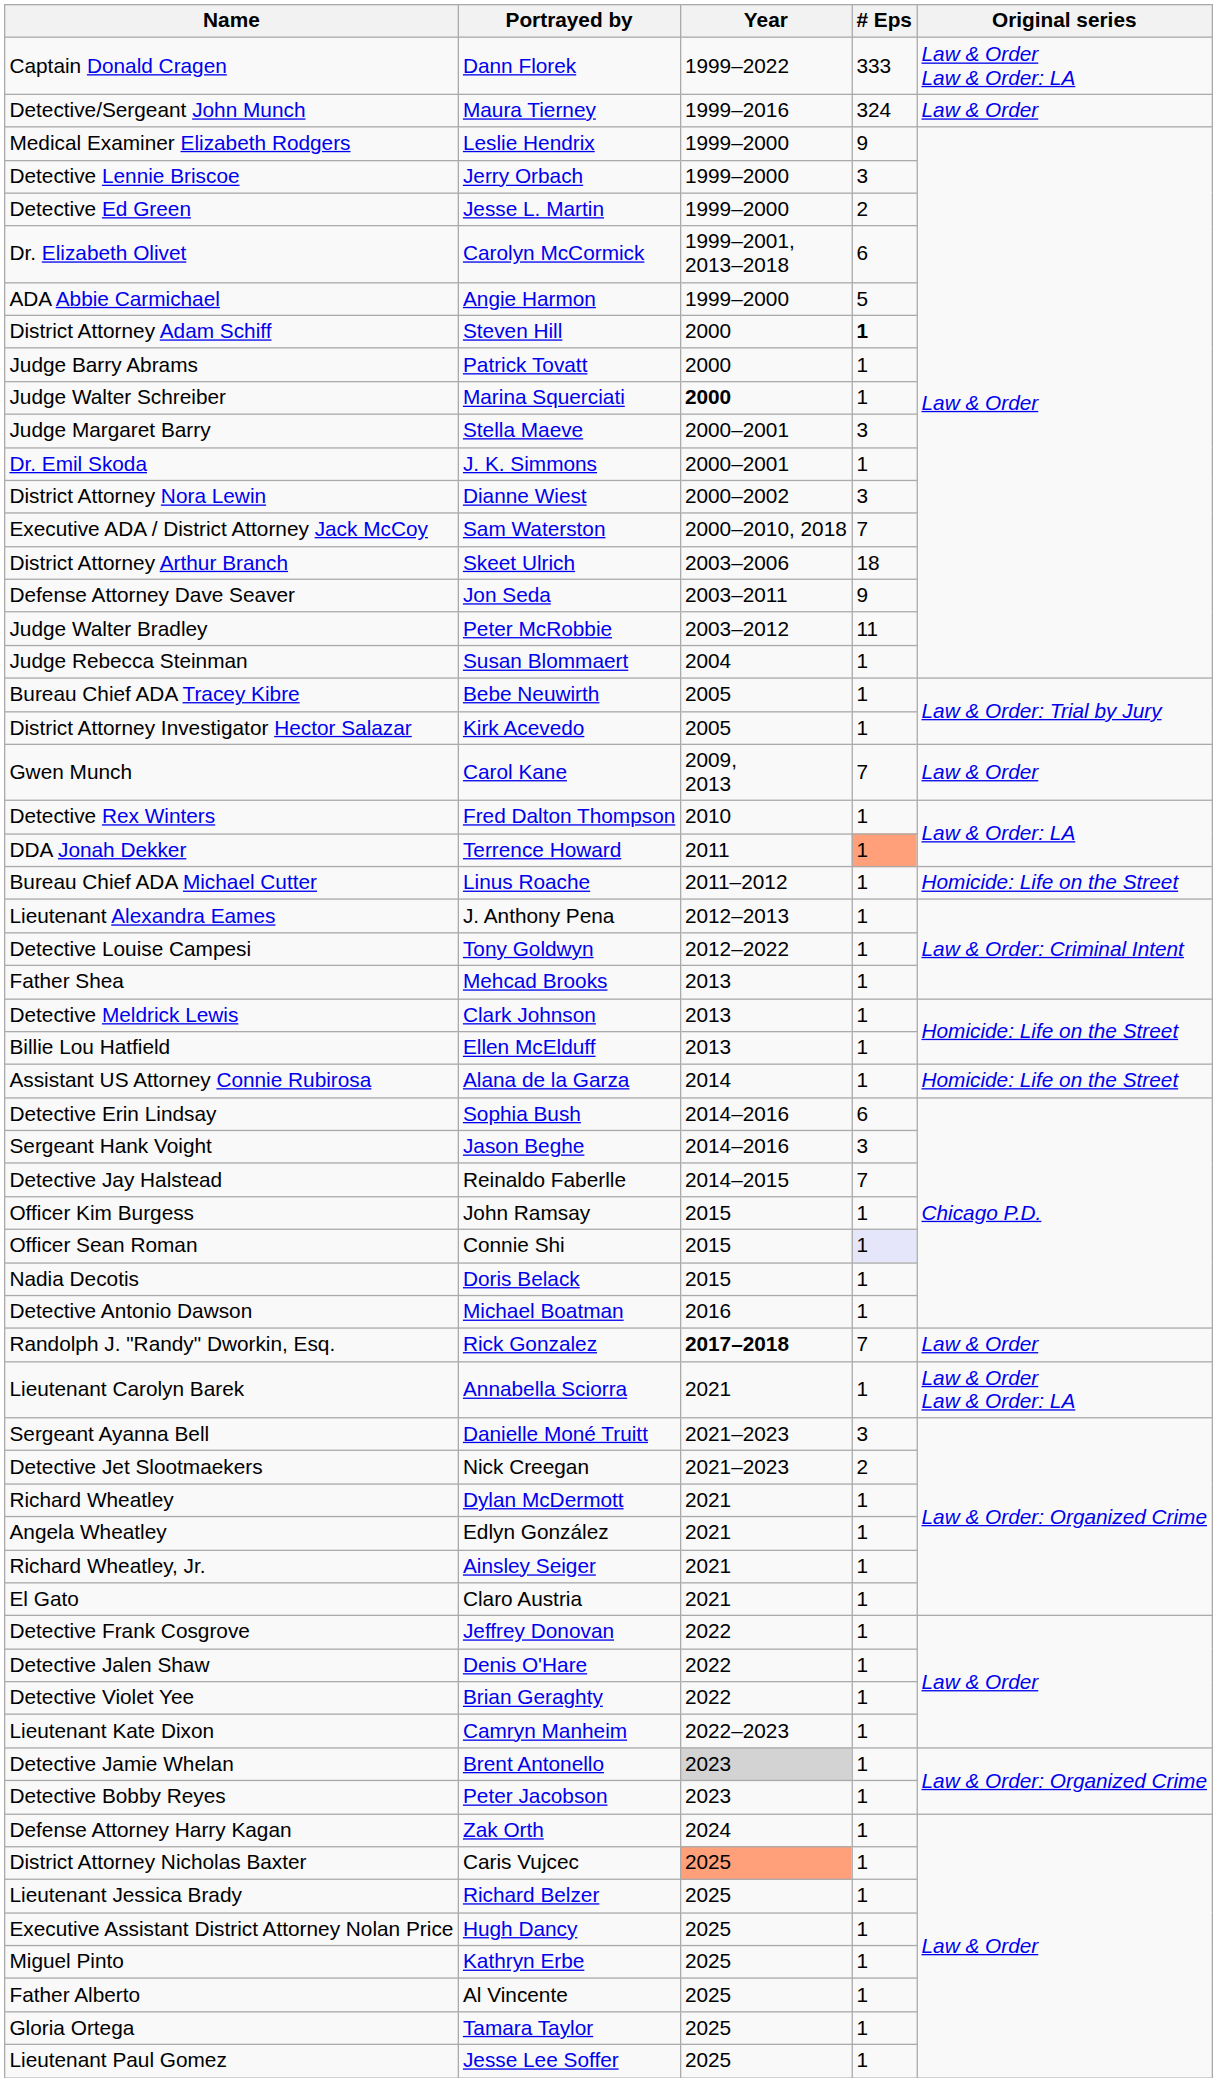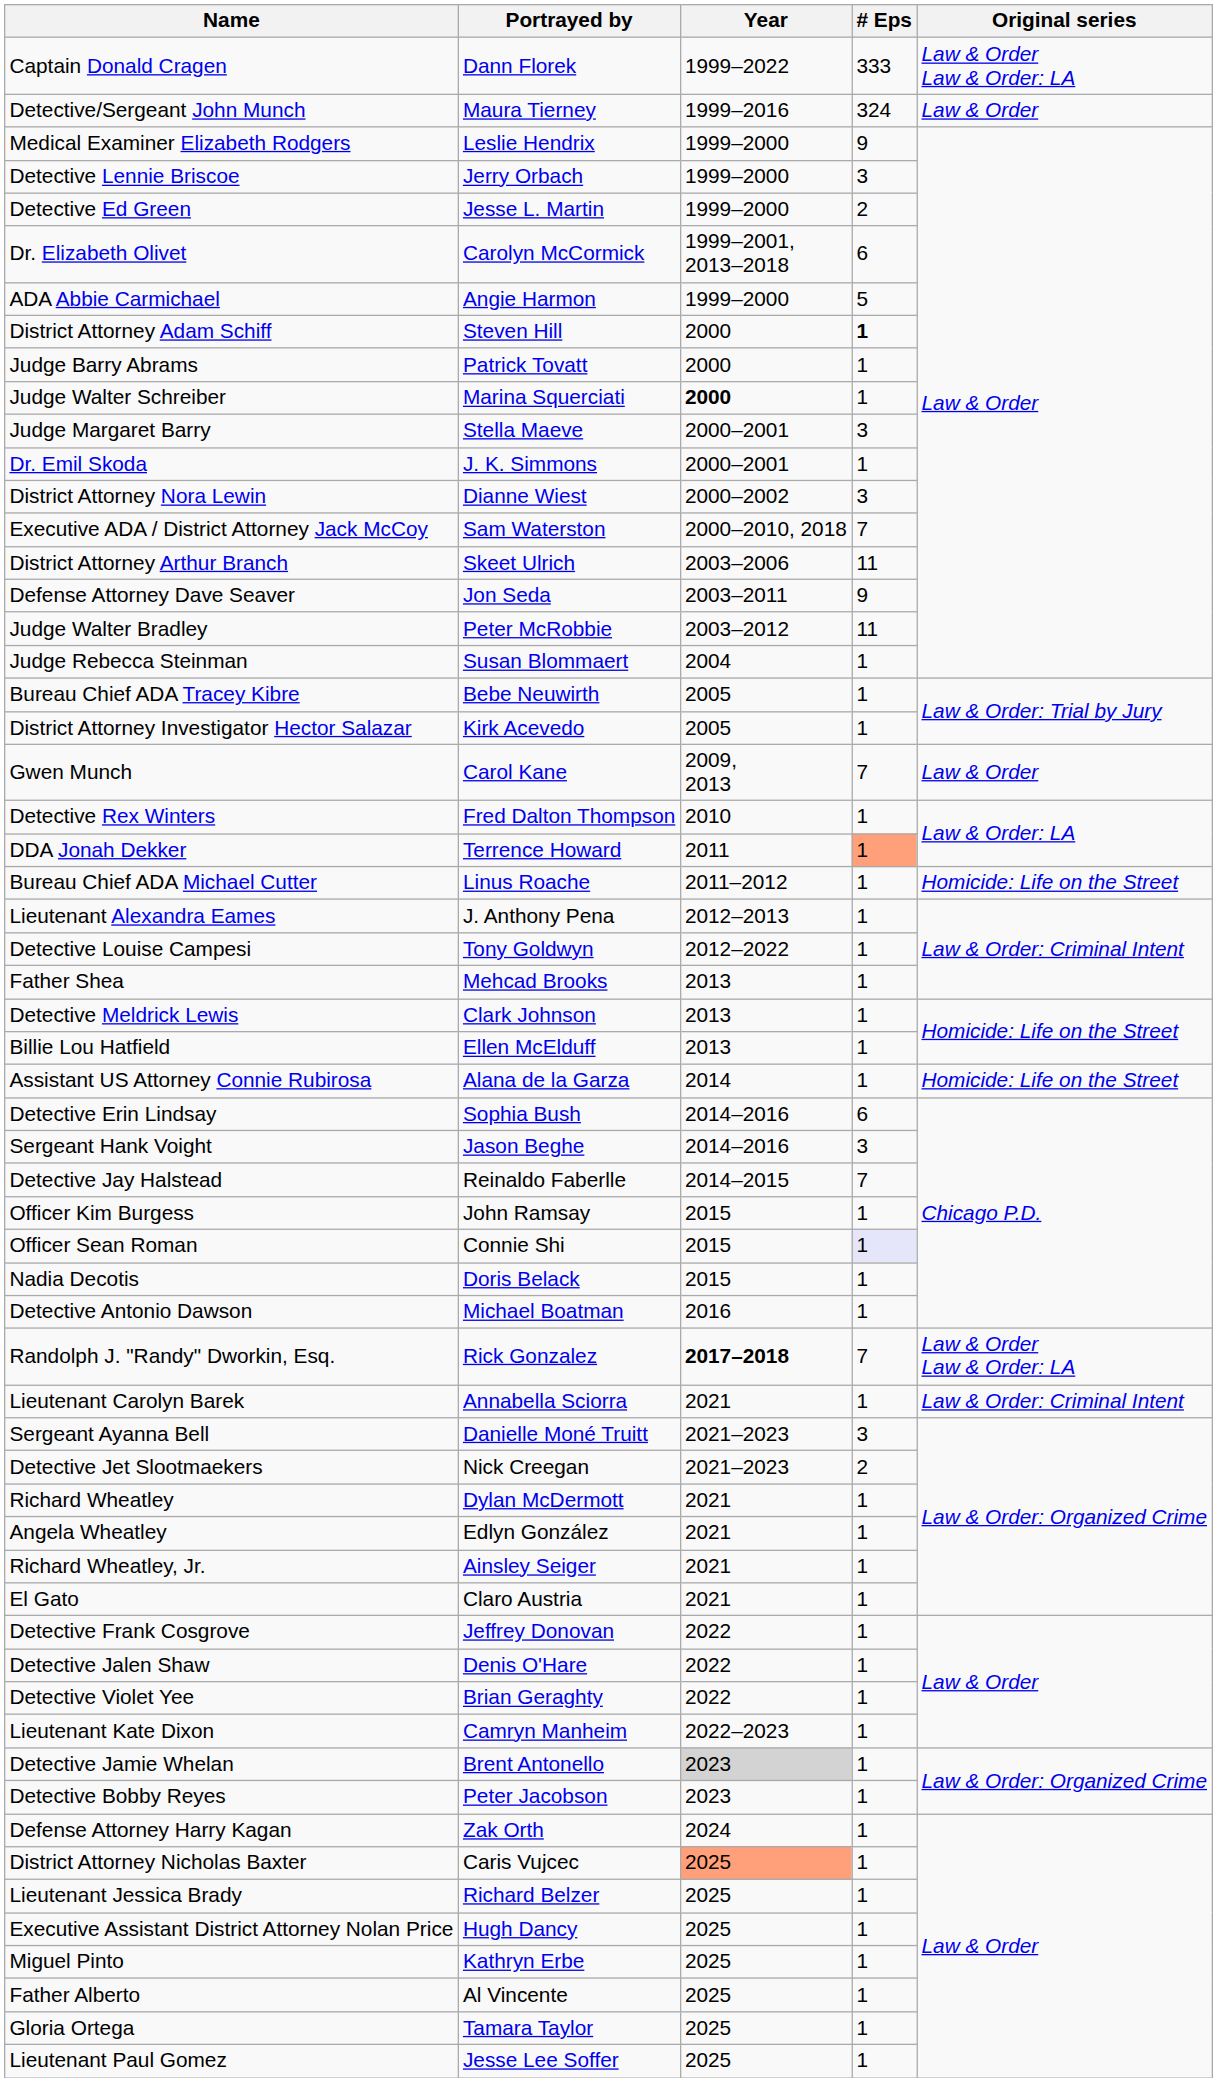(868, 562) 18 -> (867, 562) 11
(980, 1344) Law & Order -> (998, 1356) Law & Order Law & Order: LA
(998, 1389) Law & Order Law & Order: LA -> (1053, 1401) Law & Order: Criminal Intent
